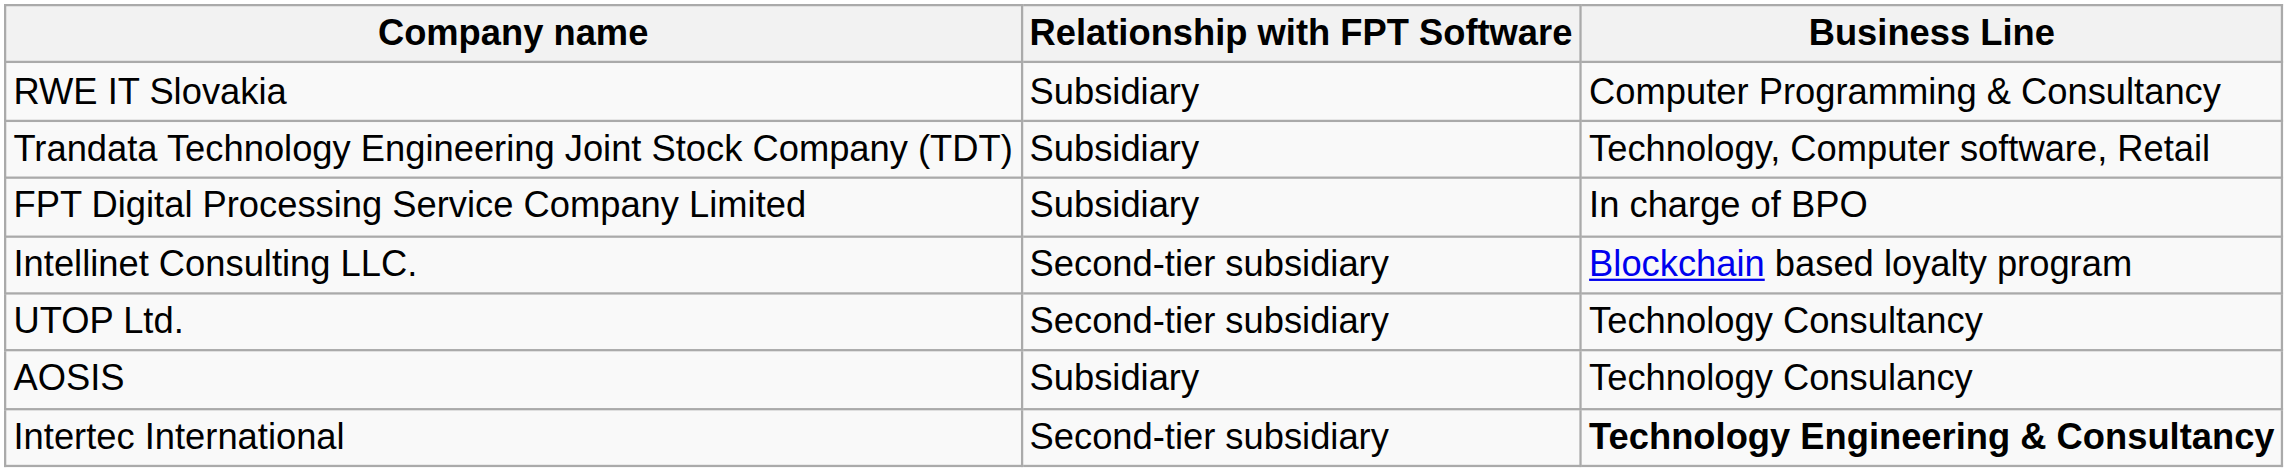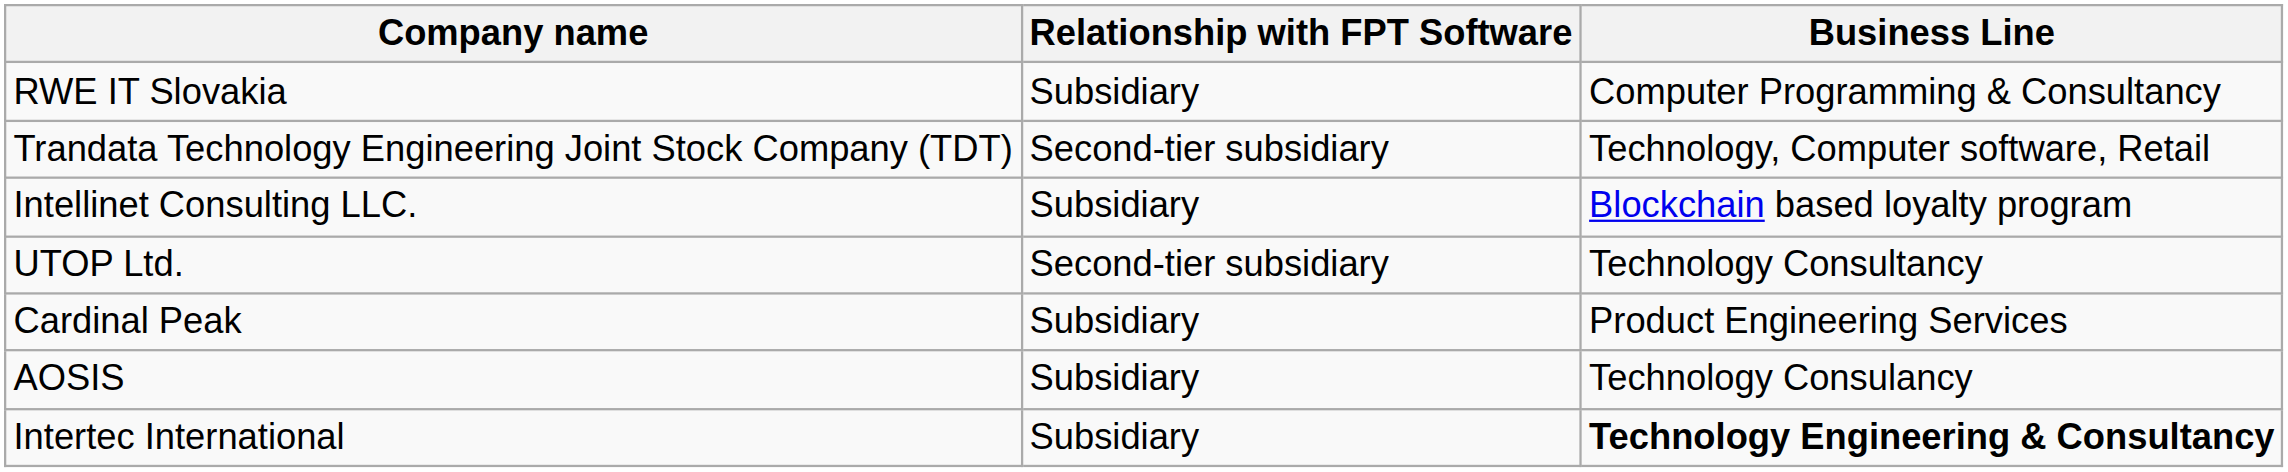(1114, 148) Subsidiary -> (1209, 148) Second-tier subsidiary
- row: (410, 206)
(1209, 263) Second-tier subsidiary -> (1114, 206) Subsidiary
+ row: (128, 321)
(1209, 436) Second-tier subsidiary -> (1114, 436) Subsidiary
